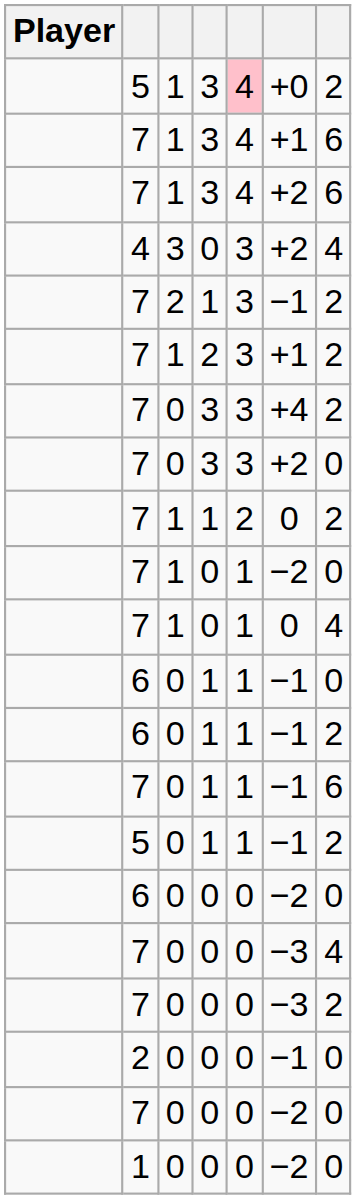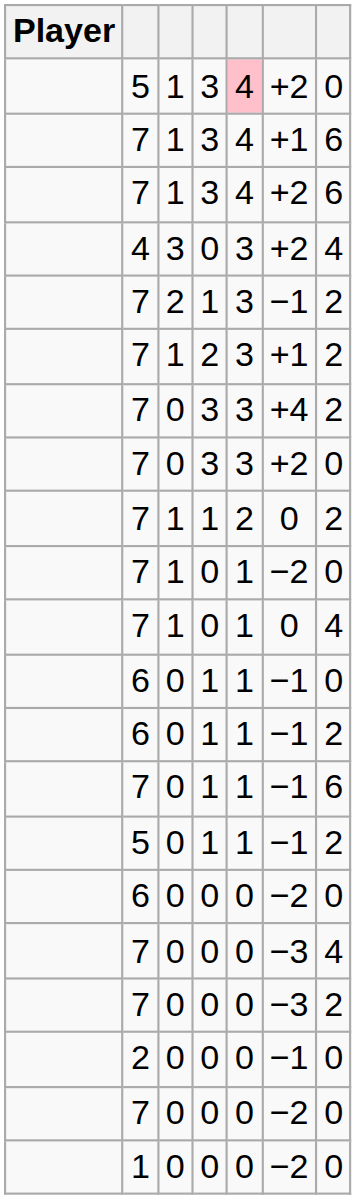(289, 85) +0 -> (289, 85) +2
(334, 85) 2 -> (334, 85) 0
